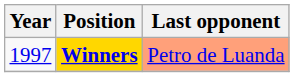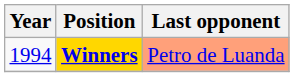(30, 54) 1997 -> (30, 54) 1994
